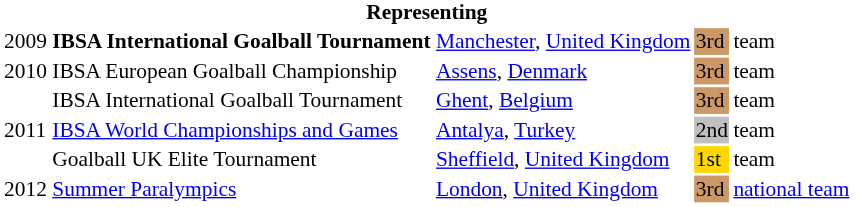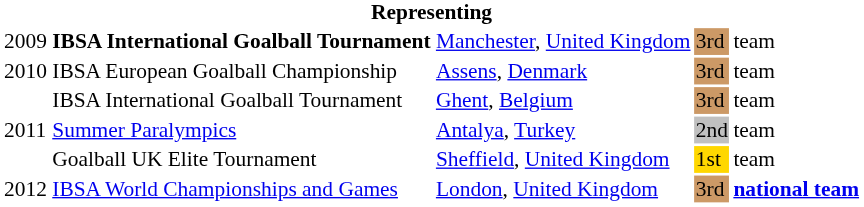(225, 129) IBSA World Championships and Games -> (144, 129) Summer Paralympics
(144, 188) Summer Paralympics -> (225, 188) IBSA World Championships and Games
(791, 188) normal -> (796, 188) bold
